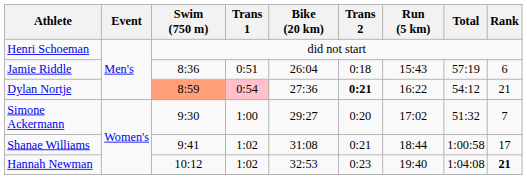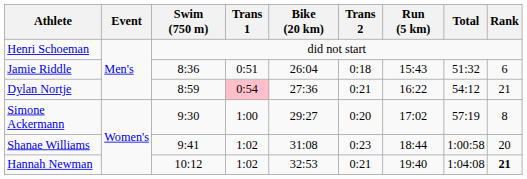(466, 69) 57:19 -> (466, 69) 51:32
(188, 89) lightsalmon background -> (188, 89) no background
(360, 89) bold -> (360, 89) normal
(466, 117) 51:32 -> (466, 117) 57:19
(505, 117) 7 -> (505, 117) 8
(360, 144) 0:21 -> (360, 144) 0:23
(505, 144) 17 -> (505, 144) 20
(360, 165) 0:23 -> (360, 165) 0:21
